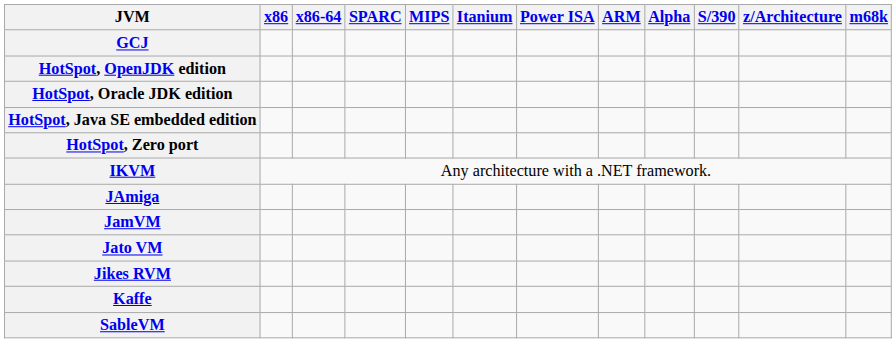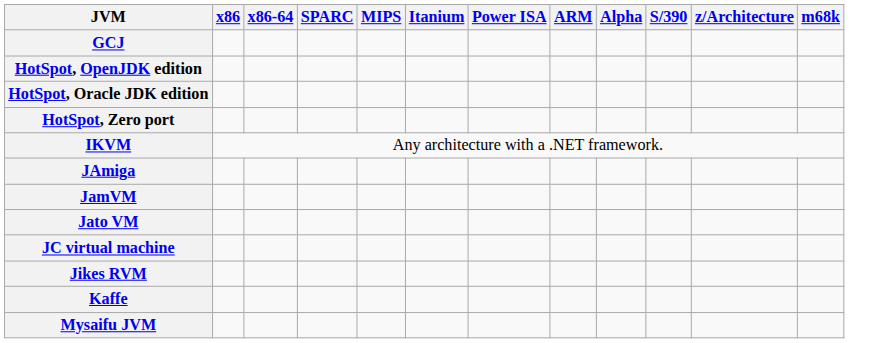- row: (132, 119)
+ row: (108, 247)
+ row: (108, 324)
- row: (132, 324)
